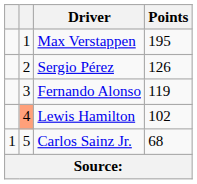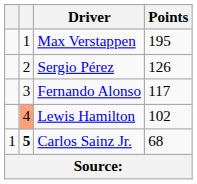(159, 91) 119 -> (159, 91) 117
(27, 141) normal -> (27, 141) bold
